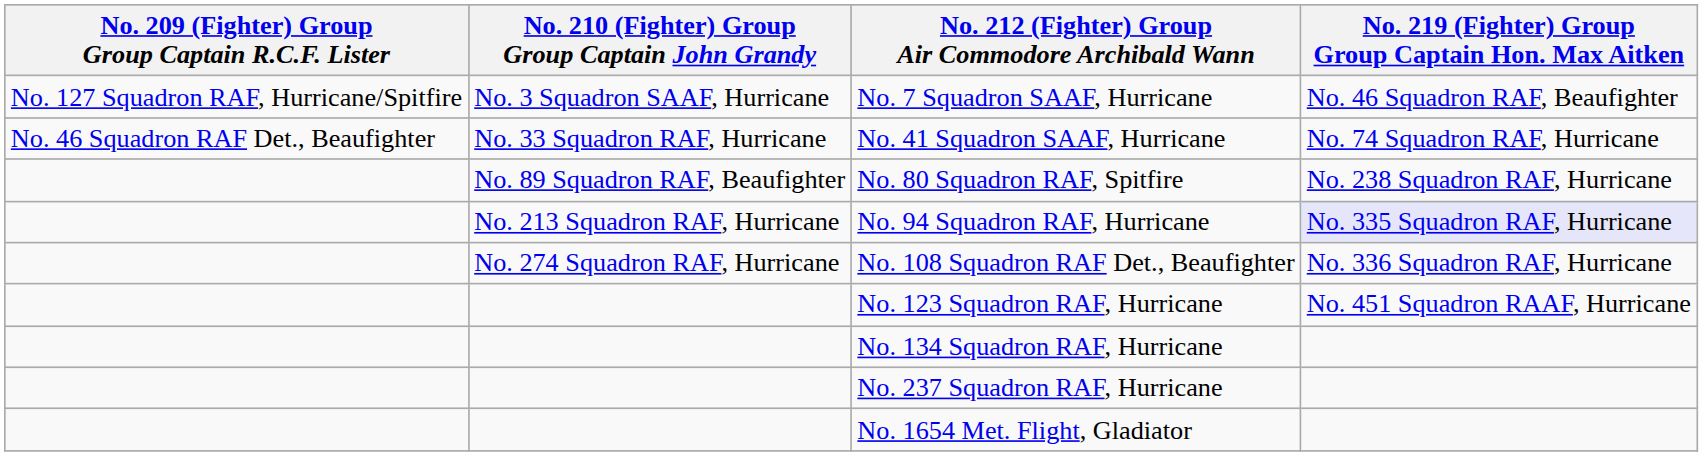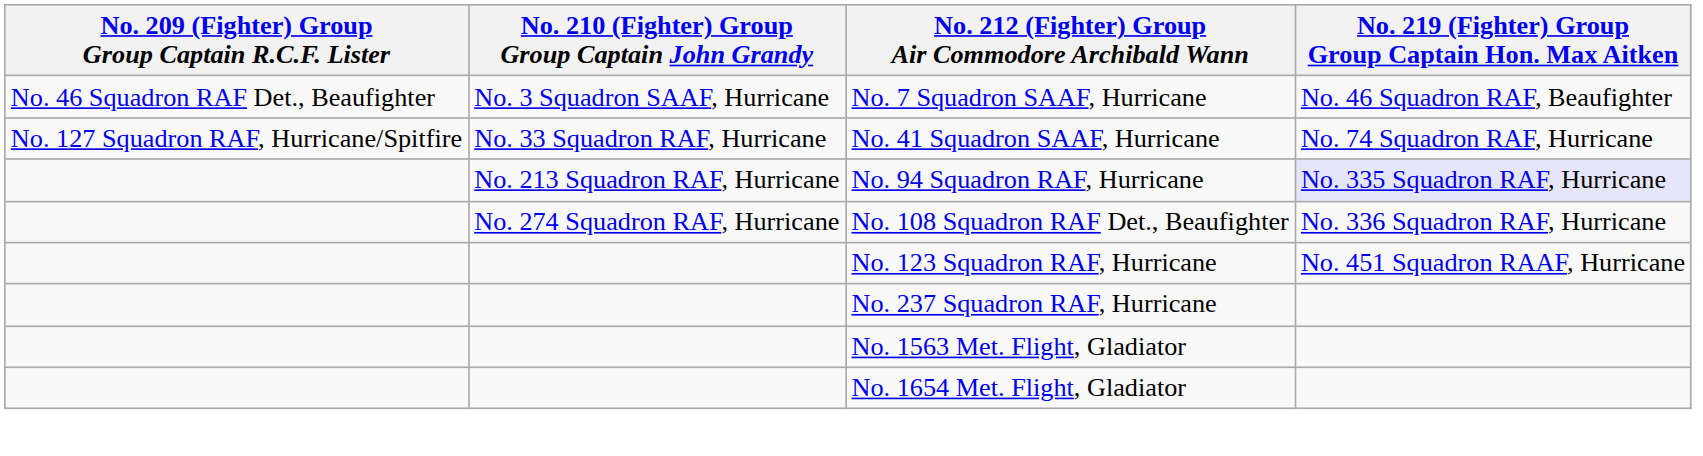(236, 96) No. 127 Squadron RAF, Hurricane/Spitfire -> (223, 96) No. 46 Squadron RAF Det., Beaufighter
(223, 138) No. 46 Squadron RAF Det., Beaufighter -> (236, 138) No. 127 Squadron RAF, Hurricane/Spitfire
- row: (1020, 179)
- row: (1040, 346)
+ row: (1019, 346)
